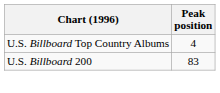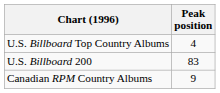+ row: (80, 79)
